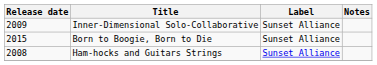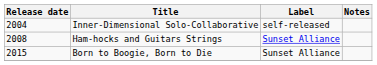(17, 25) 2009 -> (17, 25) 2004
(301, 25) Sunset Alliance -> (296, 25) self-released
rows swapped: (147, 53) <-> (142, 39)
